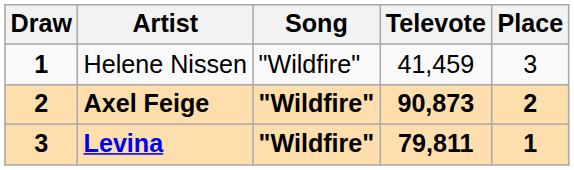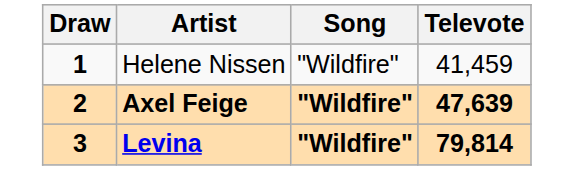- column: (530, 24)
(436, 104) 90,873 -> (474, 104) 47,639
(436, 143) 79,811 -> (474, 143) 79,814
